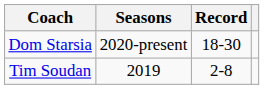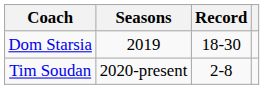(144, 44) 2020-present -> (144, 44) 2019
(144, 71) 2019 -> (144, 71) 2020-present
